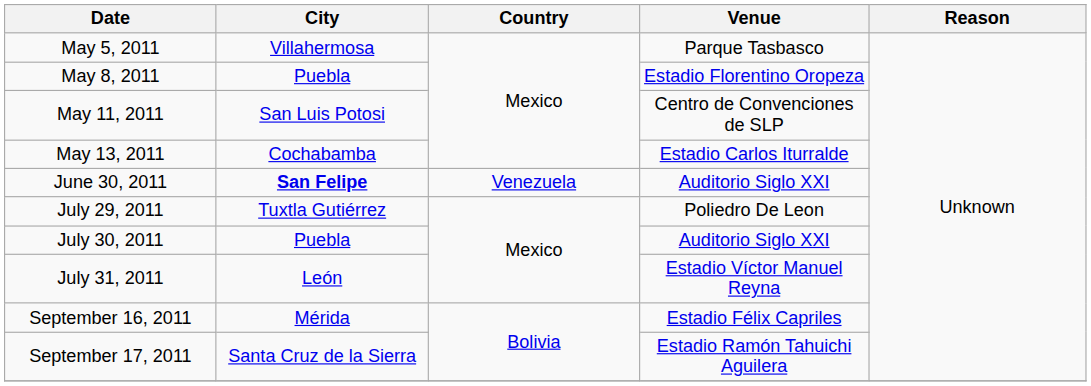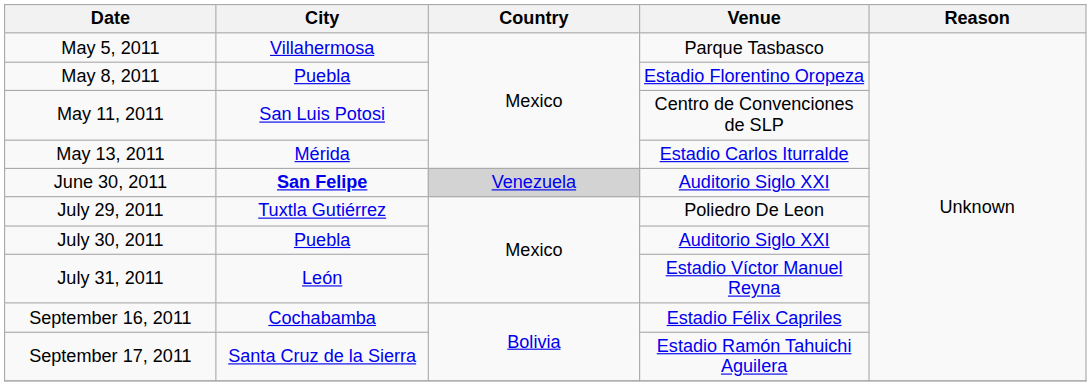(322, 153) Cochabamba -> (322, 153) Mérida
(534, 182) no background -> (534, 182) lightgrey background
(322, 317) Mérida -> (322, 317) Cochabamba
